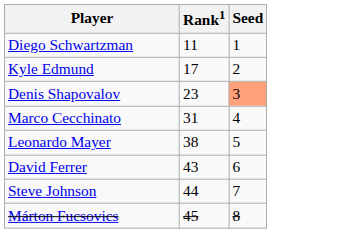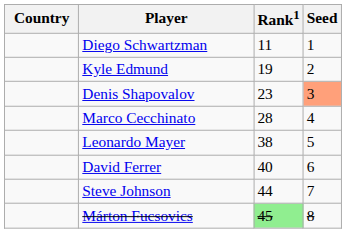+ column: (42, 18)
(191, 69) 17 -> (265, 69) 19
(191, 118) 31 -> (265, 118) 28
(191, 166) 43 -> (265, 166) 40
(191, 215) no background -> (265, 215) lightgreen background
